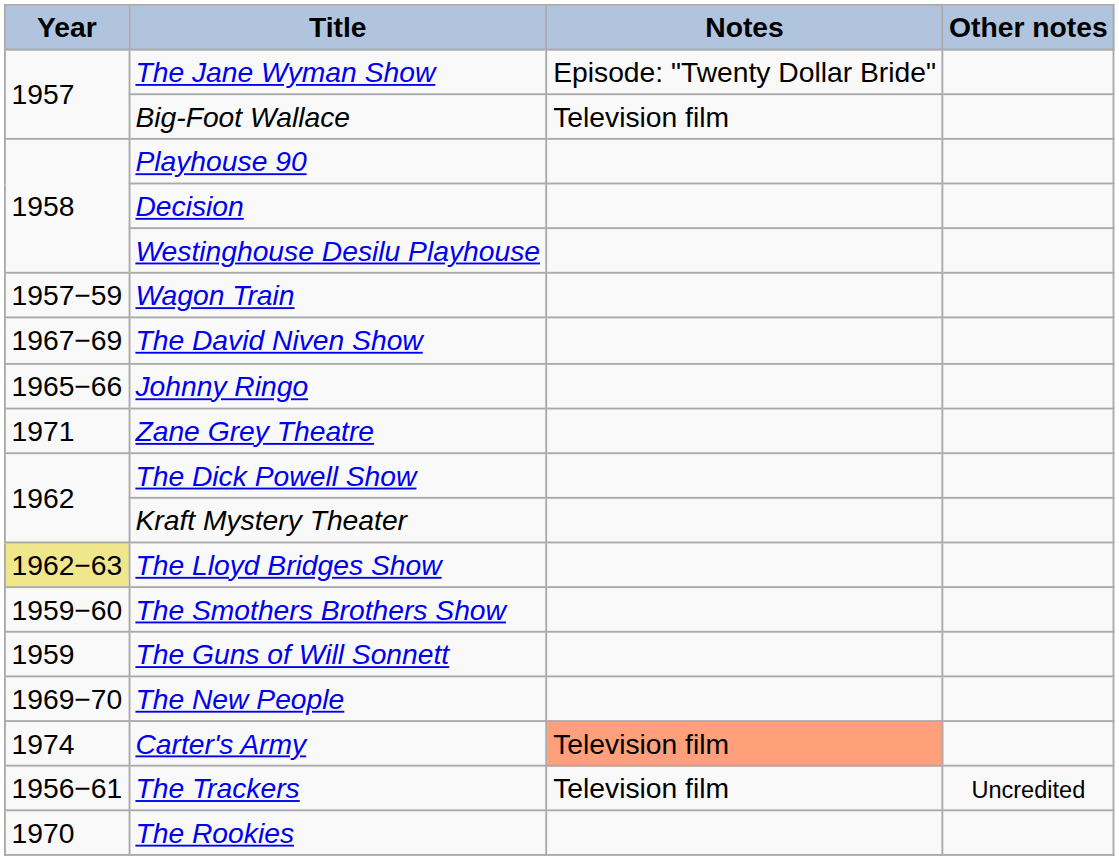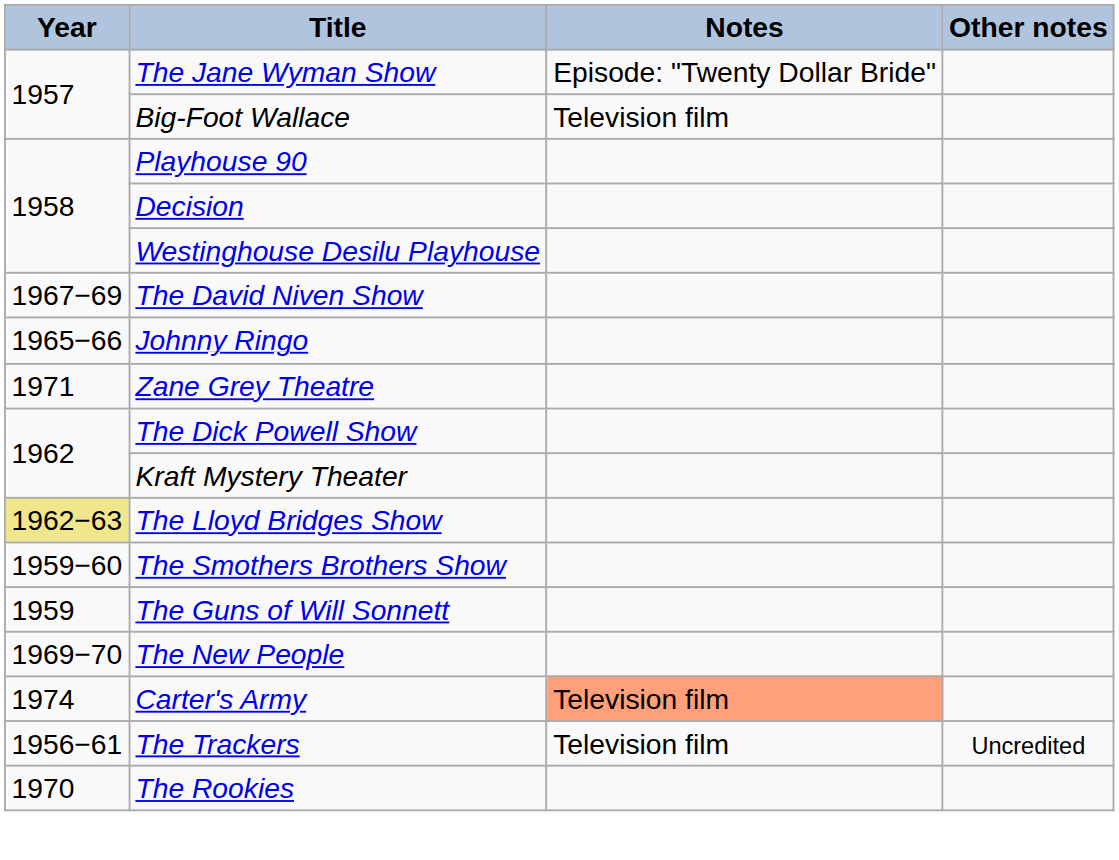- row: (215, 296)
